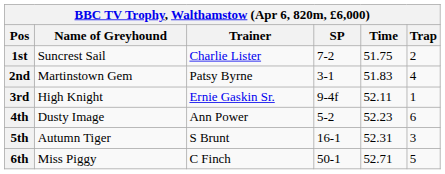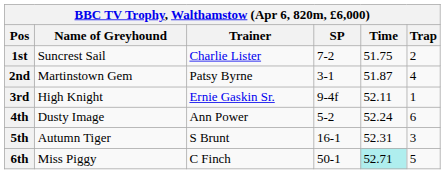(378, 76) 51.83 -> (378, 76) 51.87
(378, 117) 52.23 -> (378, 117) 52.24
(378, 158) no background -> (378, 158) paleturquoise background
